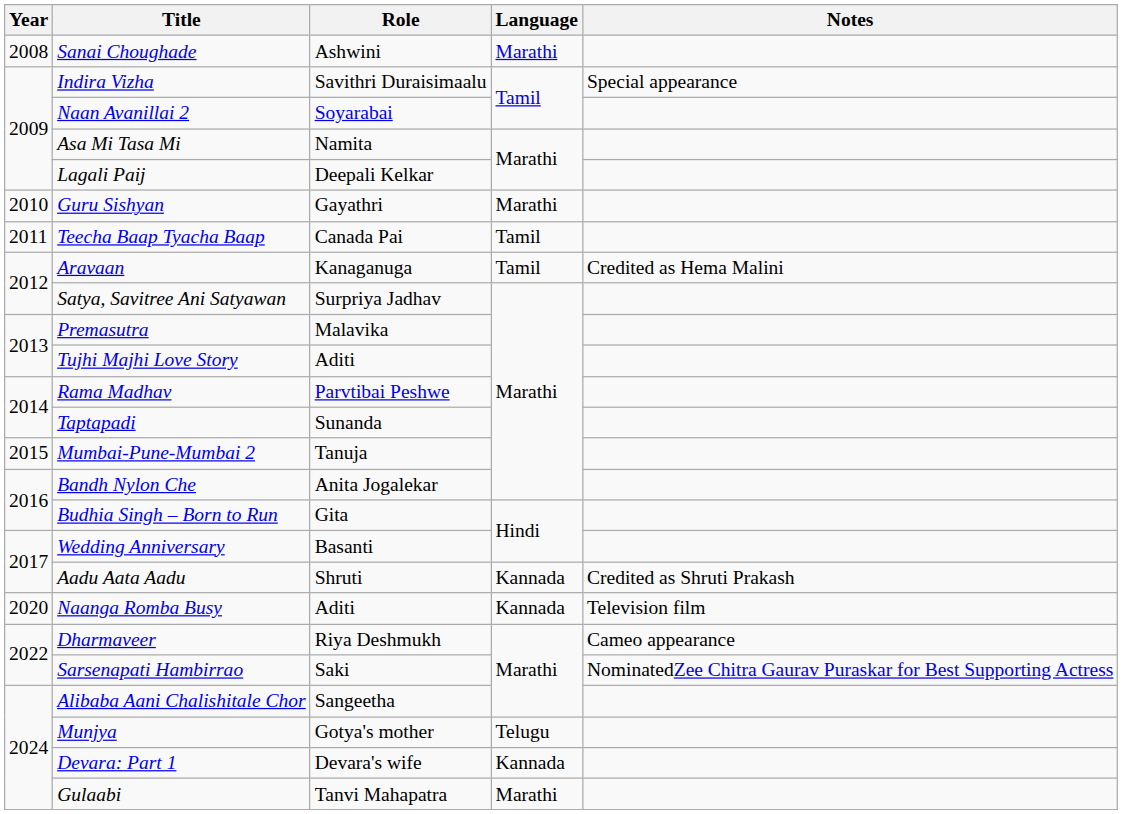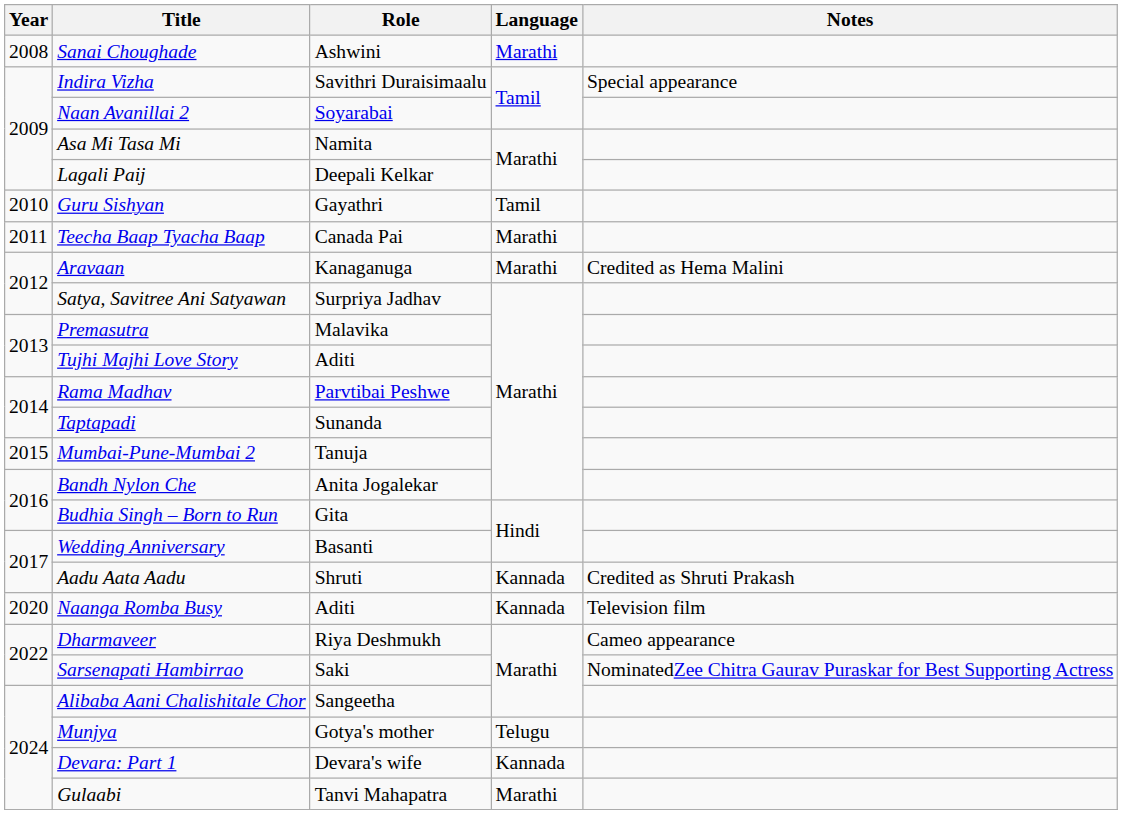(526, 205) Marathi -> (518, 205) Tamil
(518, 236) Tamil -> (526, 236) Marathi
(518, 267) Tamil -> (526, 267) Marathi
